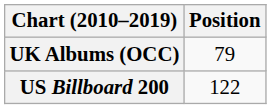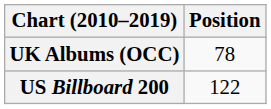(225, 53) 79 -> (225, 53) 78
